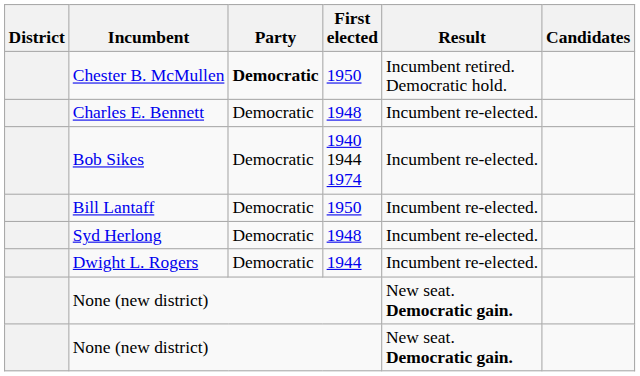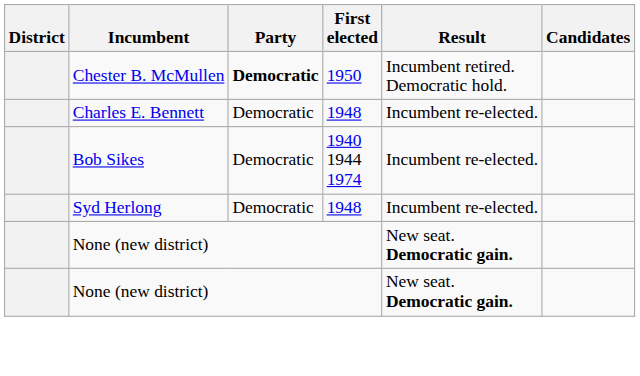- row: (114, 207)
- row: (136, 262)
